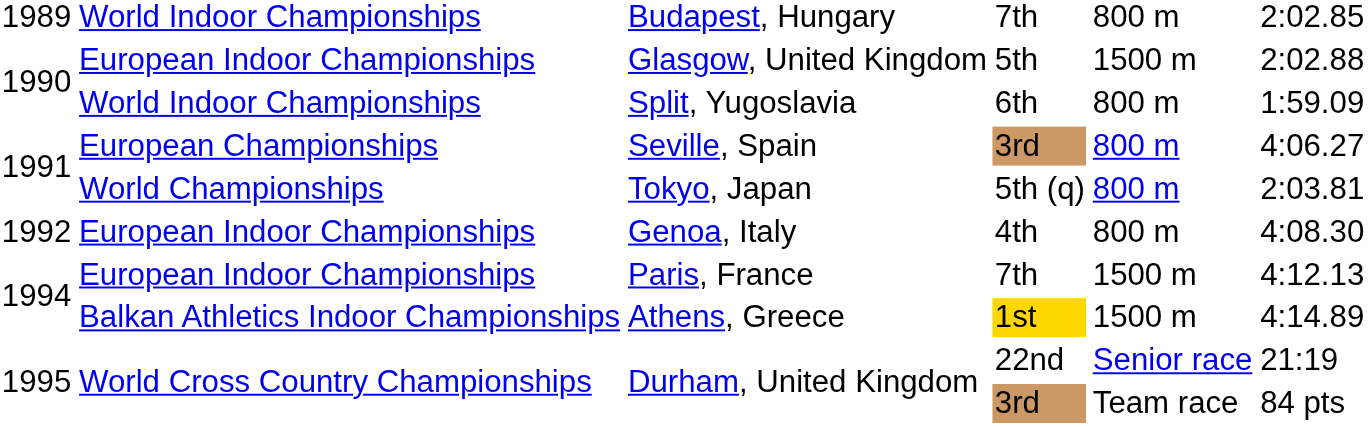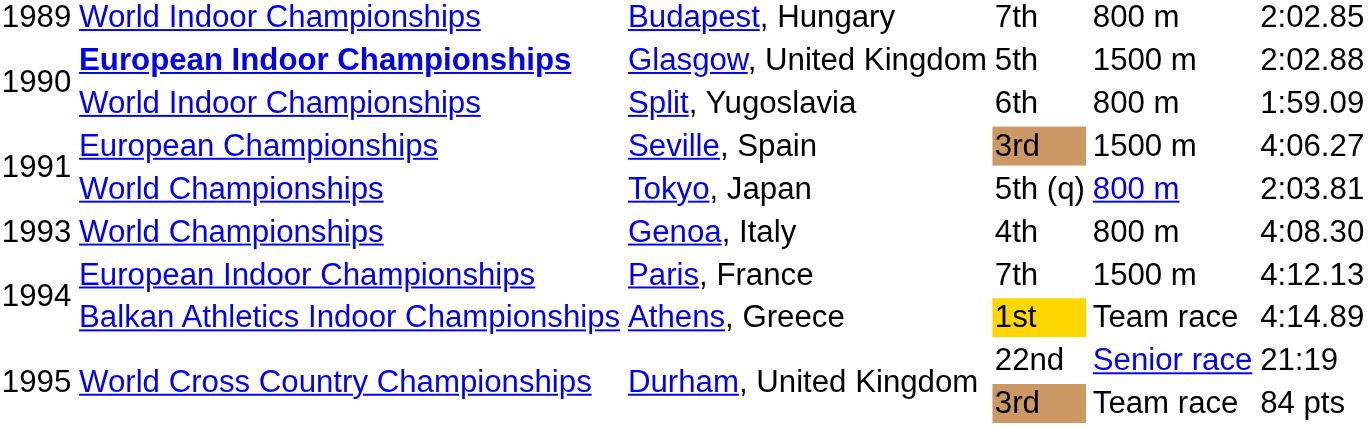(307, 59) normal -> (325, 59) bold
(1136, 145) 800 m -> (1145, 145) 1500 m
(37, 231) 1992 -> (37, 231) 1993
(307, 231) European Indoor Championships -> (231, 231) World Championships
(1145, 317) 1500 m -> (1166, 317) Team race
